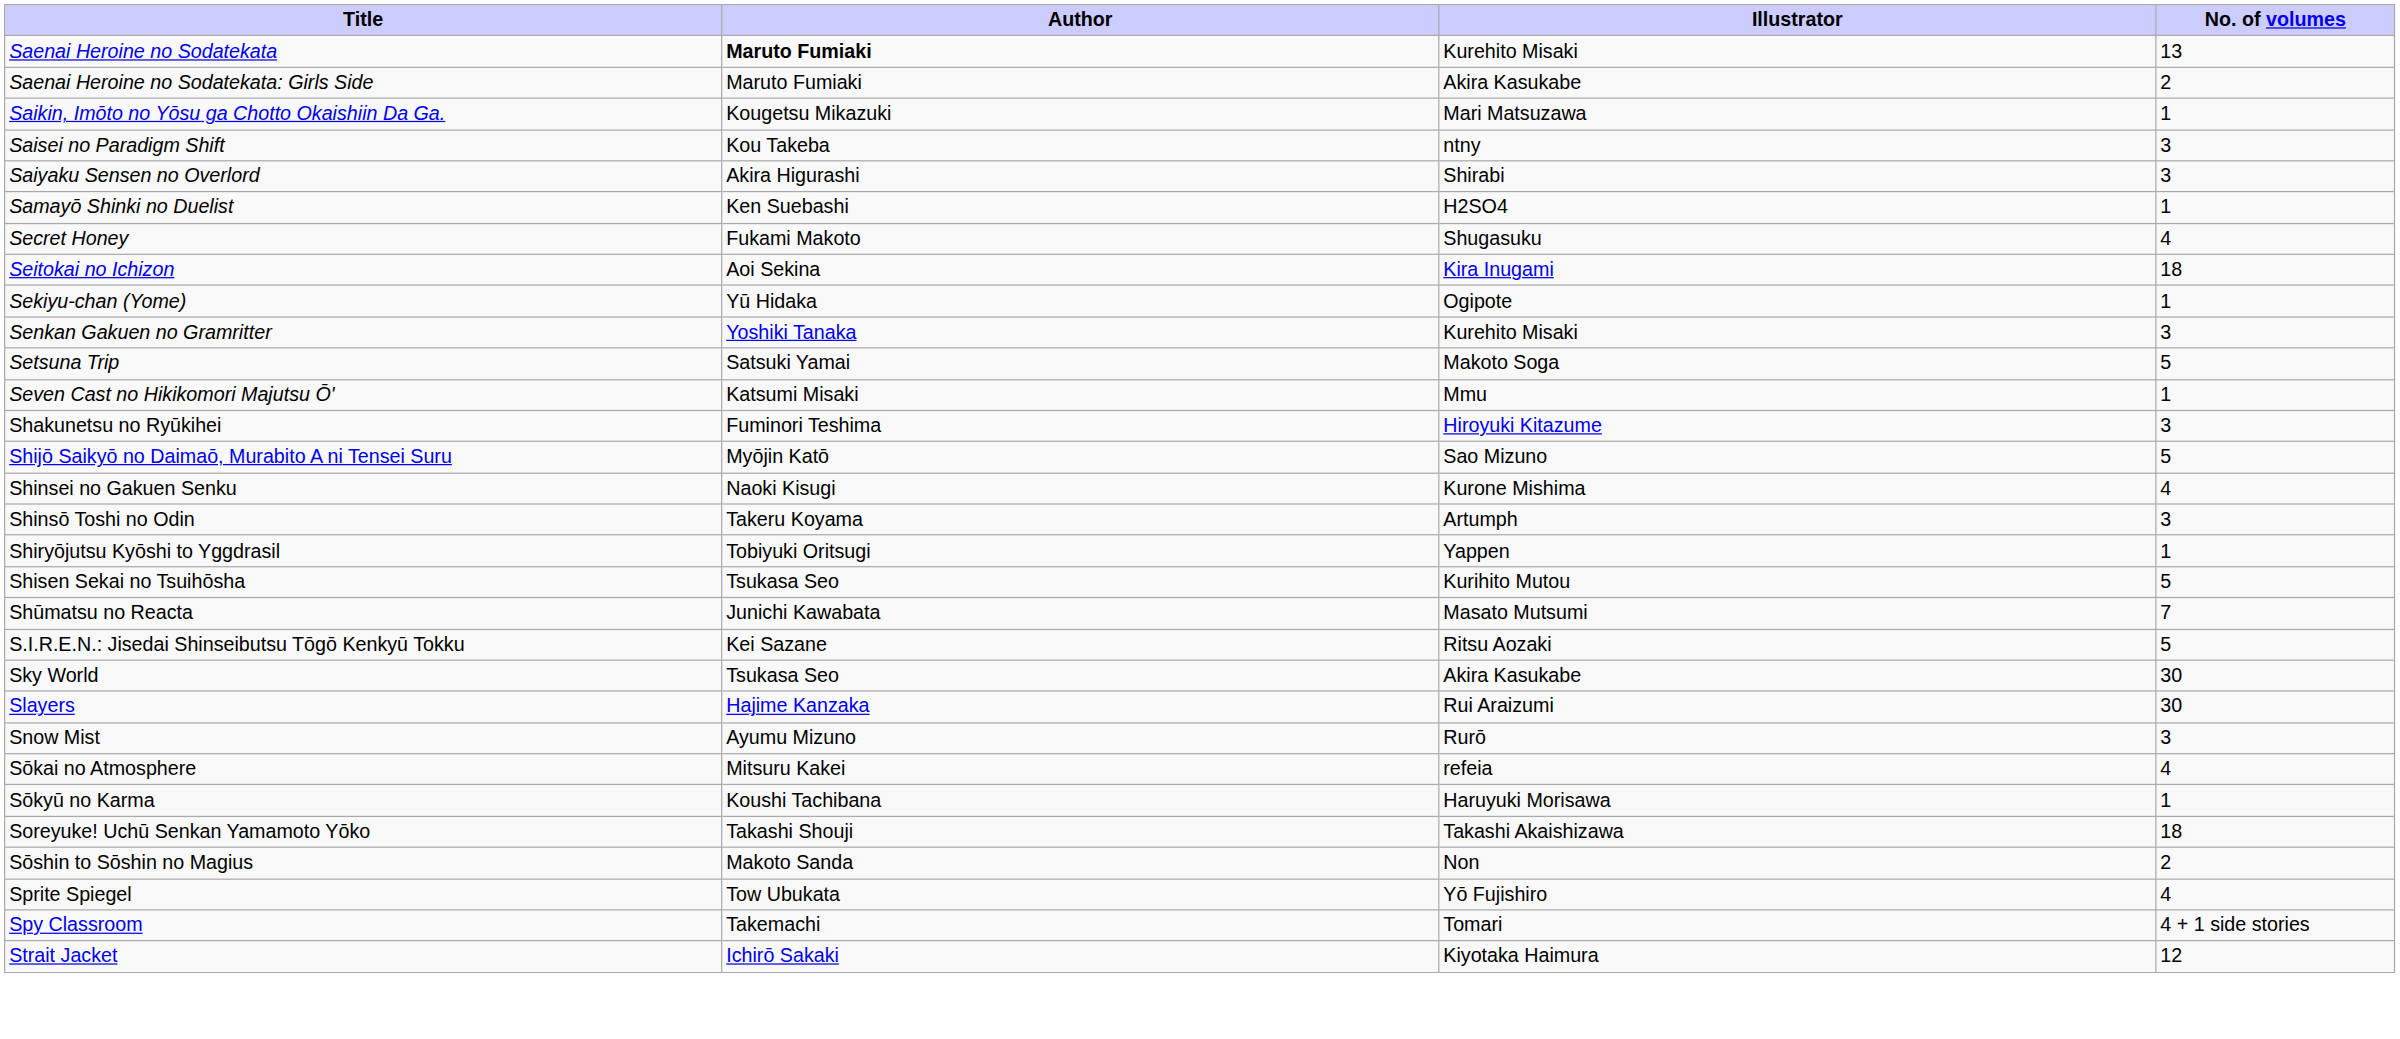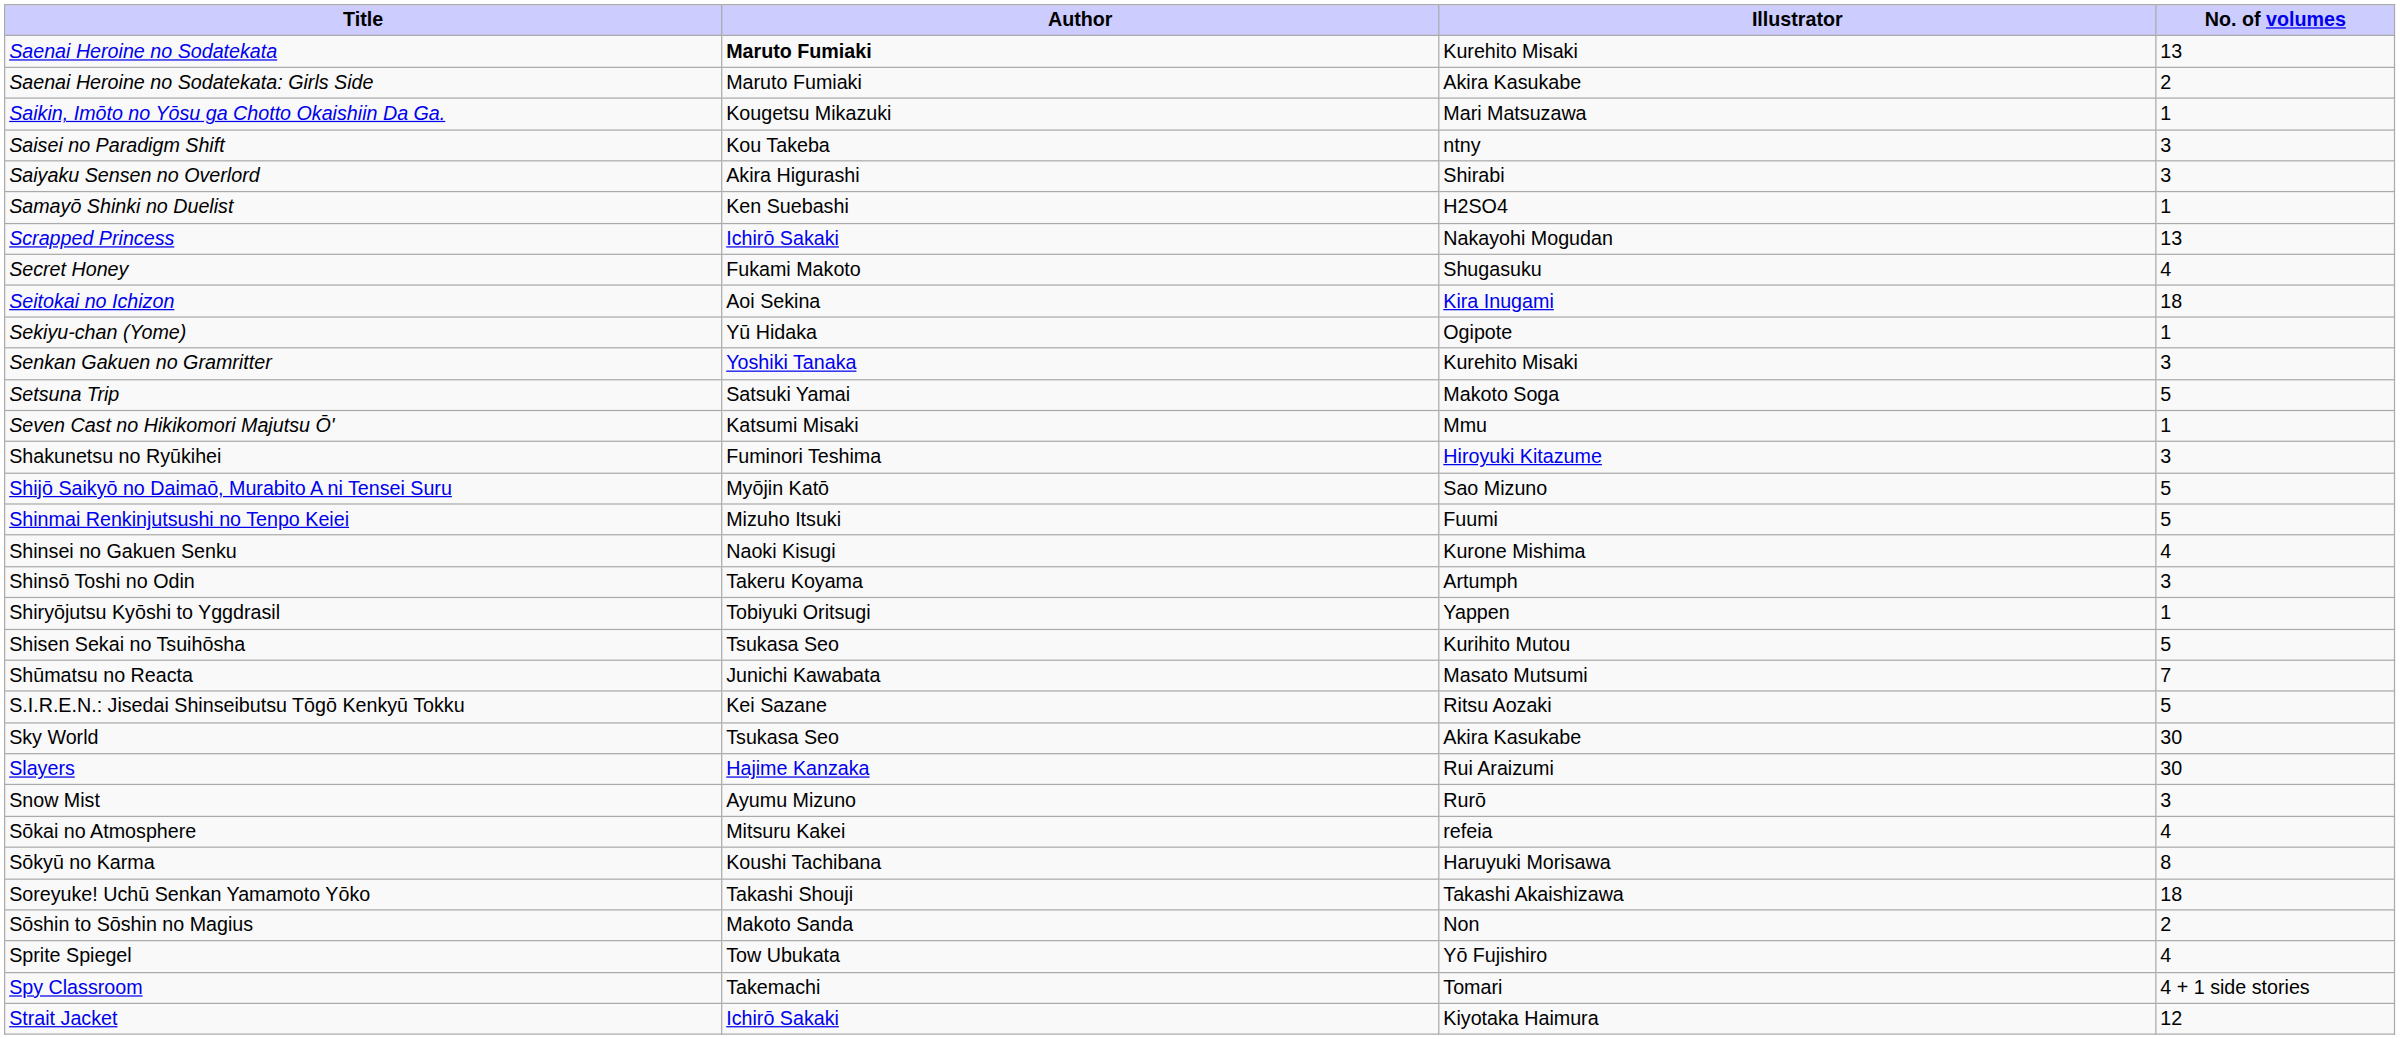+ row: (92, 238)
+ row: (179, 519)
(2166, 800) 1 -> (2166, 862) 8
